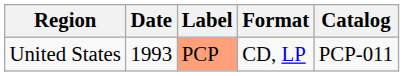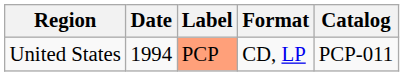(151, 53) 1993 -> (151, 53) 1994
